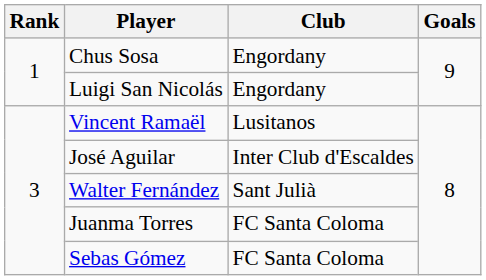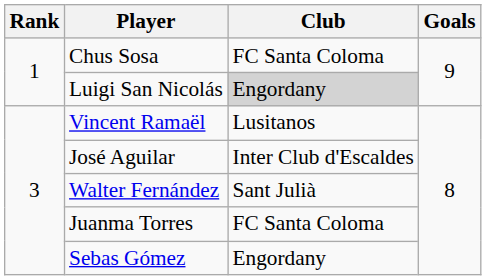(279, 55) Engordany -> (308, 55) FC Santa Coloma
(279, 88) no background -> (279, 88) lightgrey background
(308, 257) FC Santa Coloma -> (279, 257) Engordany
